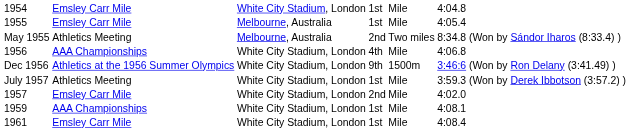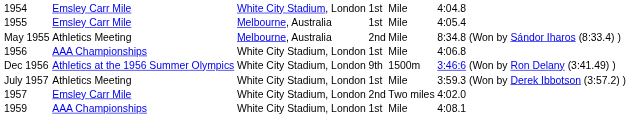(411, 37) Two miles -> (398, 37) Mile
(376, 51) 4th -> (375, 51) 1st
(398, 94) Mile -> (411, 94) Two miles
- row: (16, 123)
